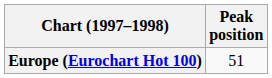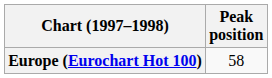(236, 60) 51 -> (236, 60) 58
